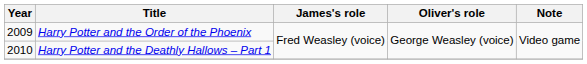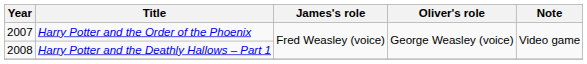(20, 31) 2009 -> (20, 31) 2007
(20, 50) 2010 -> (20, 50) 2008
